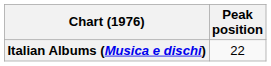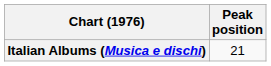(238, 50) 22 -> (238, 50) 21
